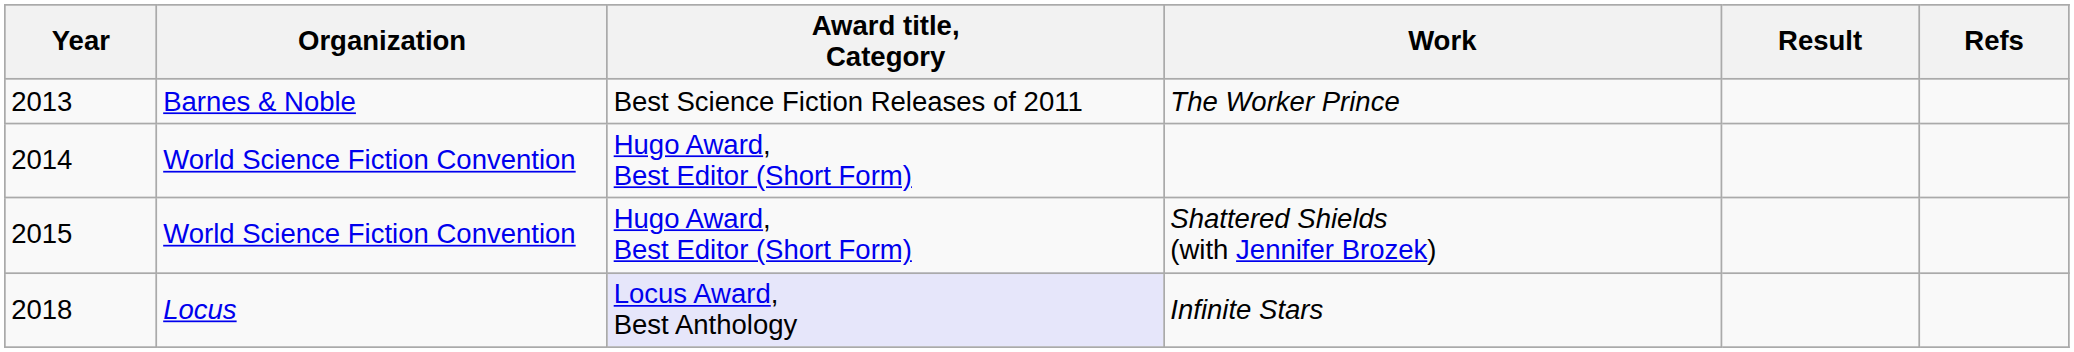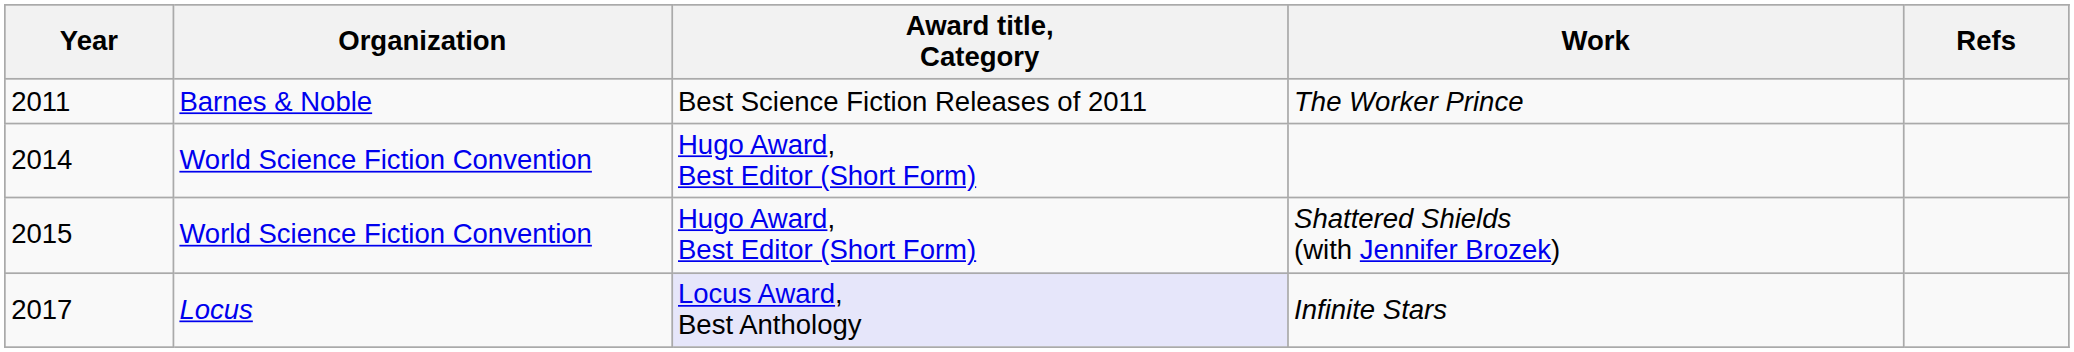- column: (1820, 41)
(42, 100) 2013 -> (41, 100) 2011
(42, 309) 2018 -> (42, 309) 2017
